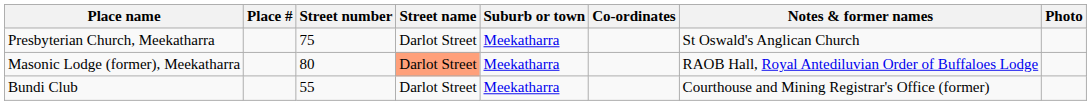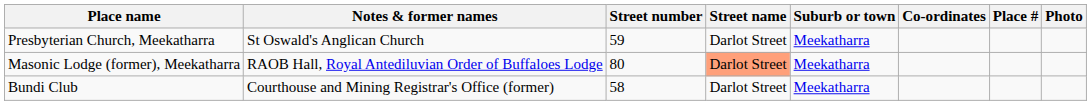columns swapped: (270, 16) <-> (860, 16)
(307, 40) 75 -> (617, 40) 59
(307, 87) 55 -> (617, 87) 58
